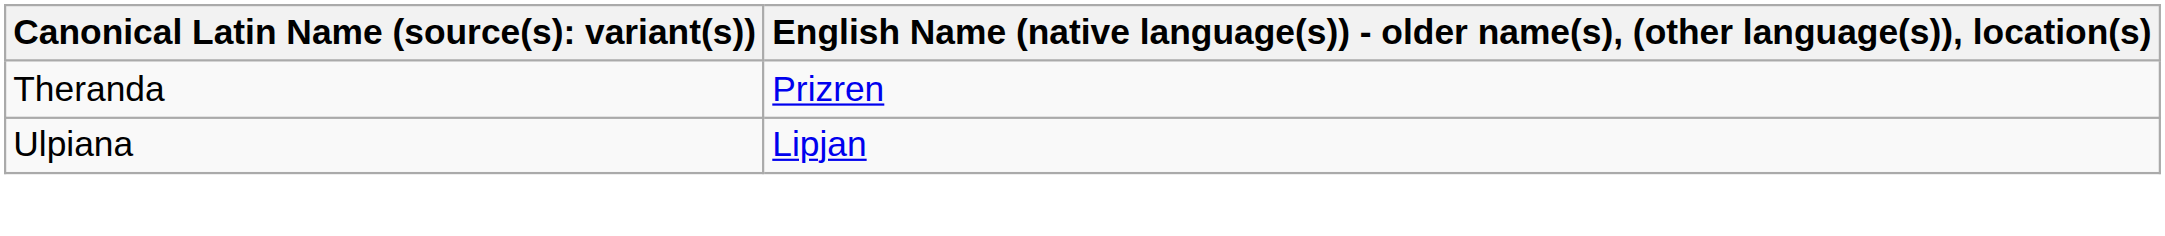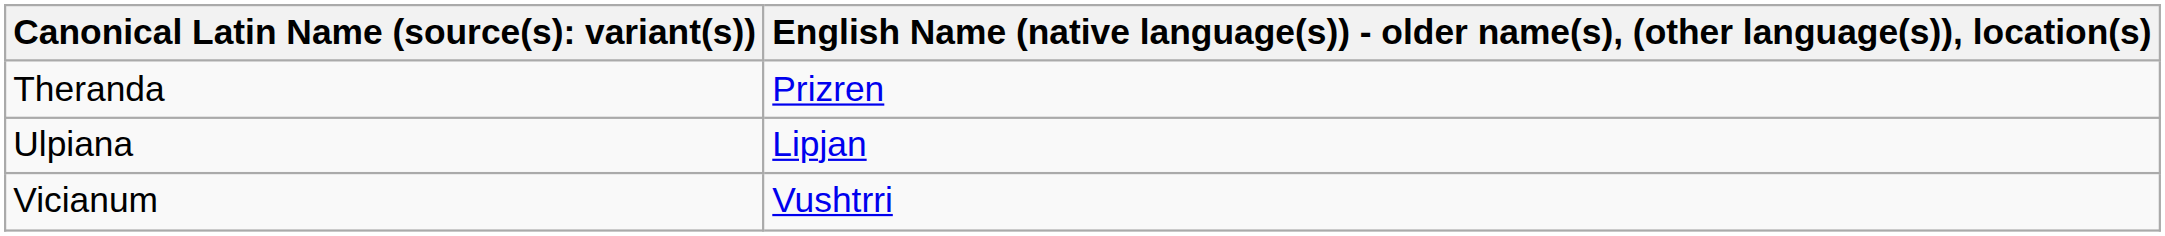+ row: (86, 200)
